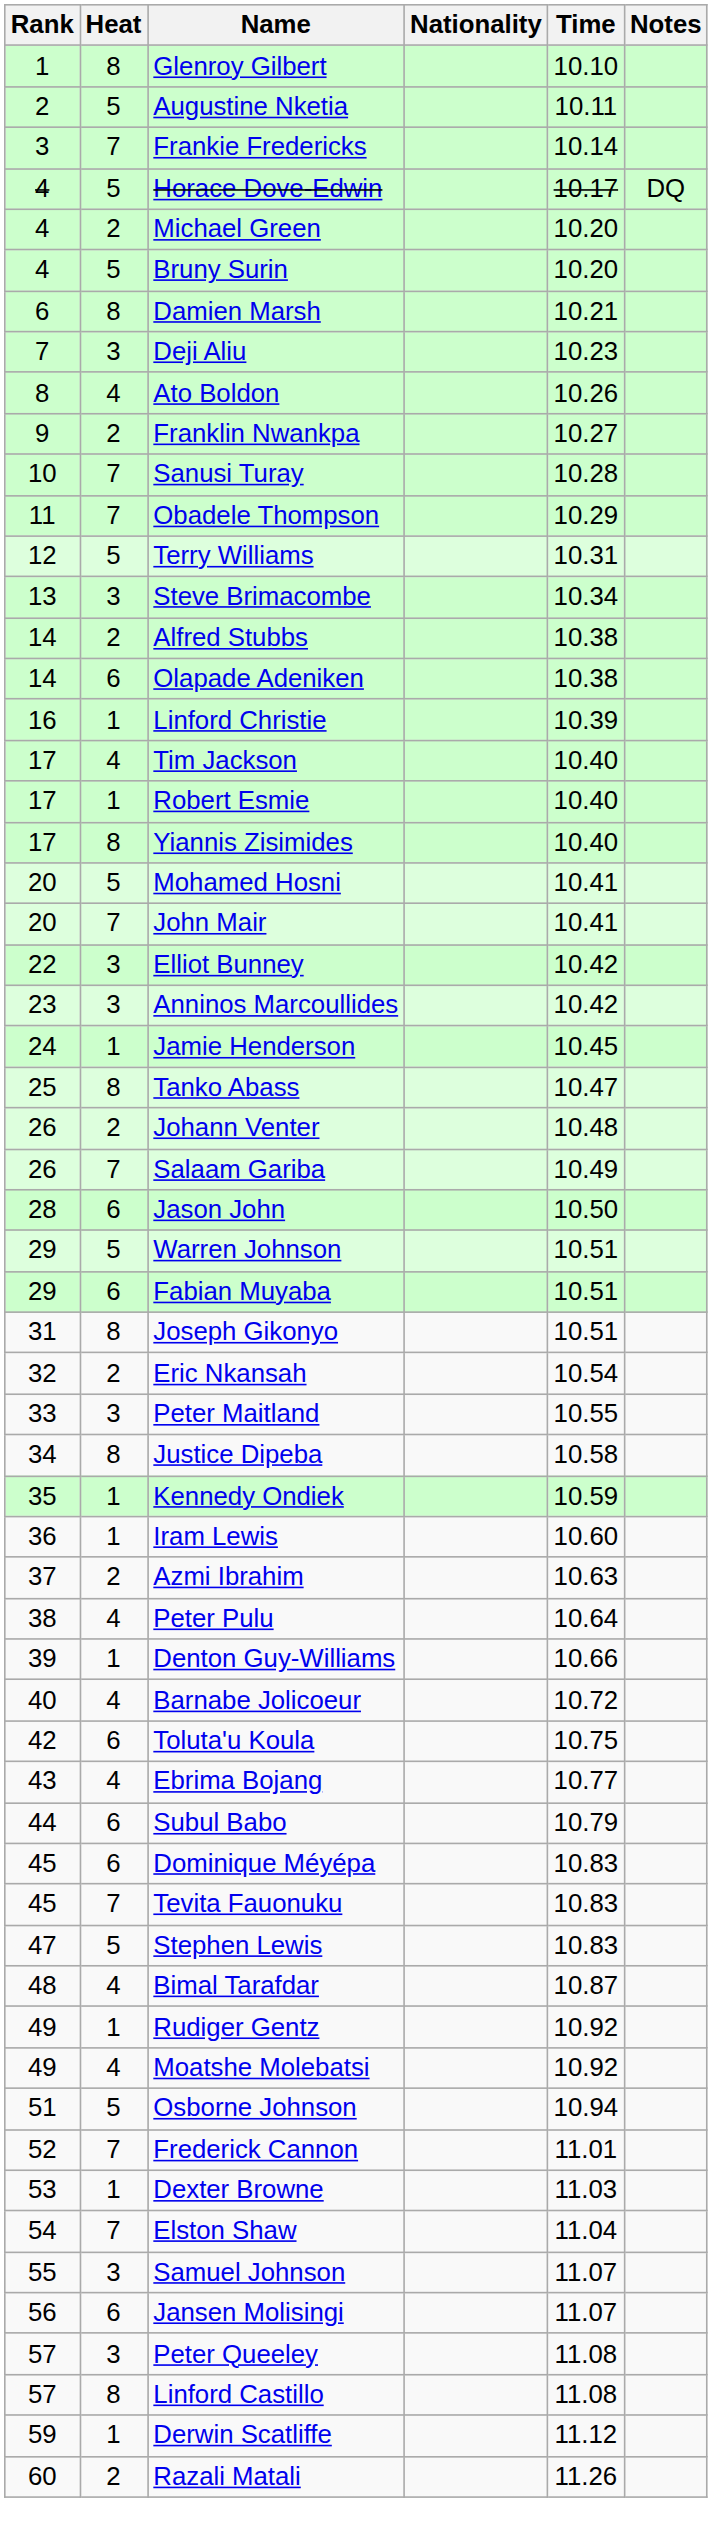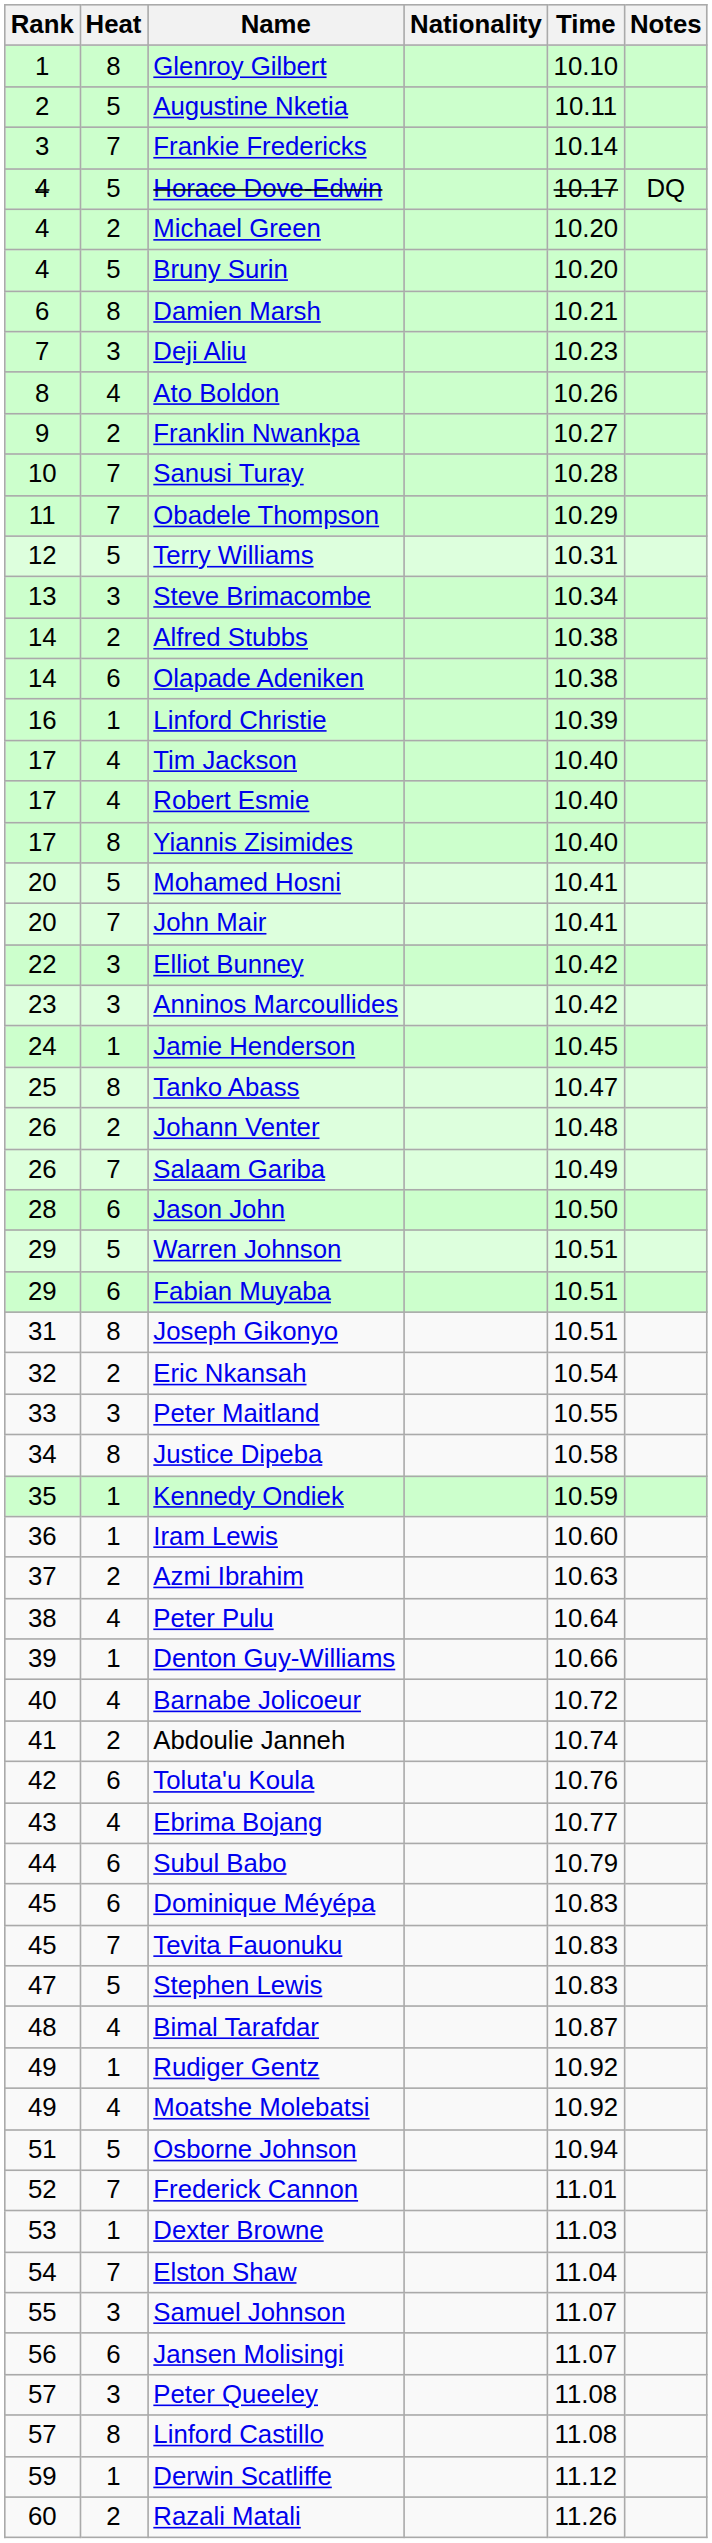(114, 801) 1 -> (114, 801) 4
+ row: (249, 1740)
(586, 1740) 10.75 -> (586, 1781) 10.76
